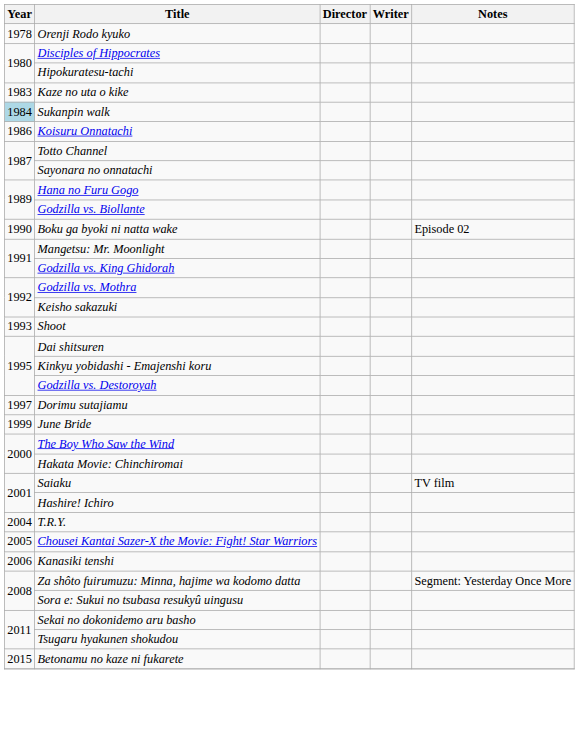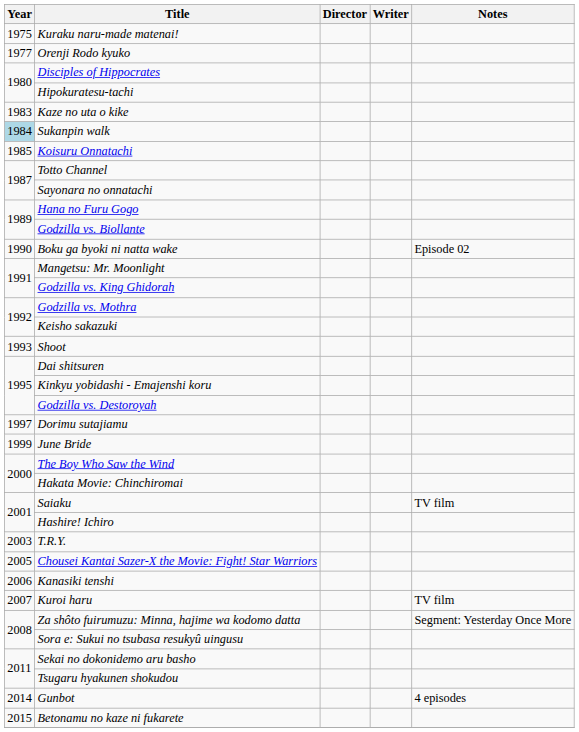+ row: (108, 33)
(20, 33) 1978 -> (20, 53) 1977
(20, 131) 1986 -> (20, 151) 1985
(20, 522) 2004 -> (20, 541) 2003
+ row: (65, 600)
+ row: (56, 698)
